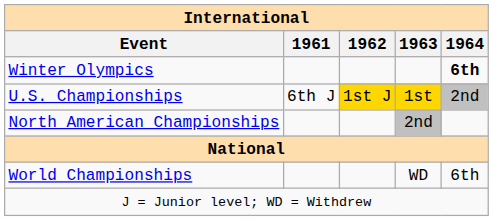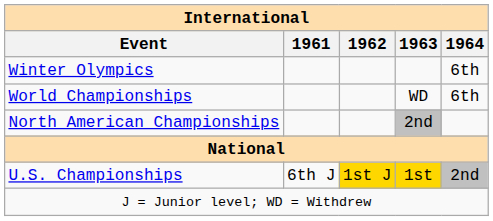(465, 70) bold -> (465, 70) normal
rows swapped: (100, 175) <-> (96, 97)
